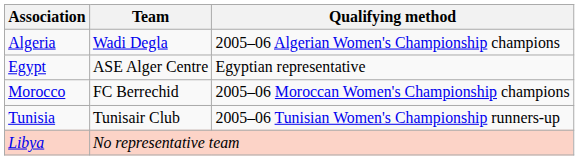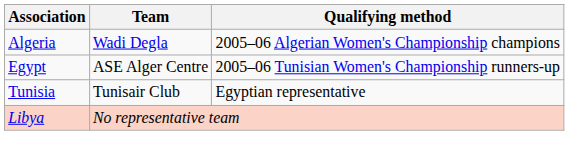(290, 67) Egyptian representative -> (388, 67) 2005–06 Tunisian Women's Championship runners-up
- row: (37, 92)
(388, 117) 2005–06 Tunisian Women's Championship runners-up -> (290, 92) Egyptian representative
